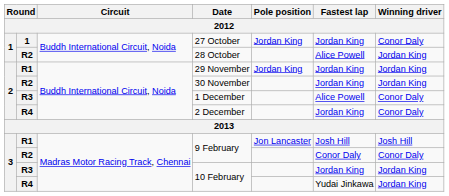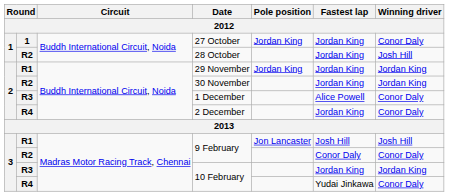(340, 54) Alice Powell -> (340, 54) Jordan King
(402, 54) Jordan King -> (395, 54) Josh Hill
(402, 183) Jordan King -> (401, 183) Conor Daly
